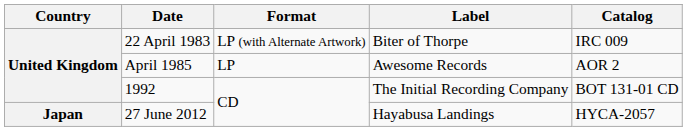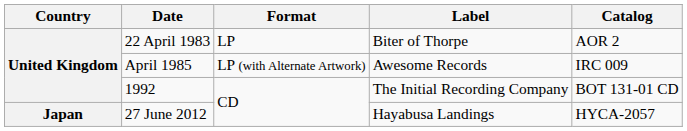(291, 41) LP (with Alternate Artwork) -> (226, 41) LP
(602, 41) IRC 009 -> (598, 41) AOR 2
(226, 65) LP -> (291, 65) LP (with Alternate Artwork)
(598, 65) AOR 2 -> (602, 65) IRC 009
